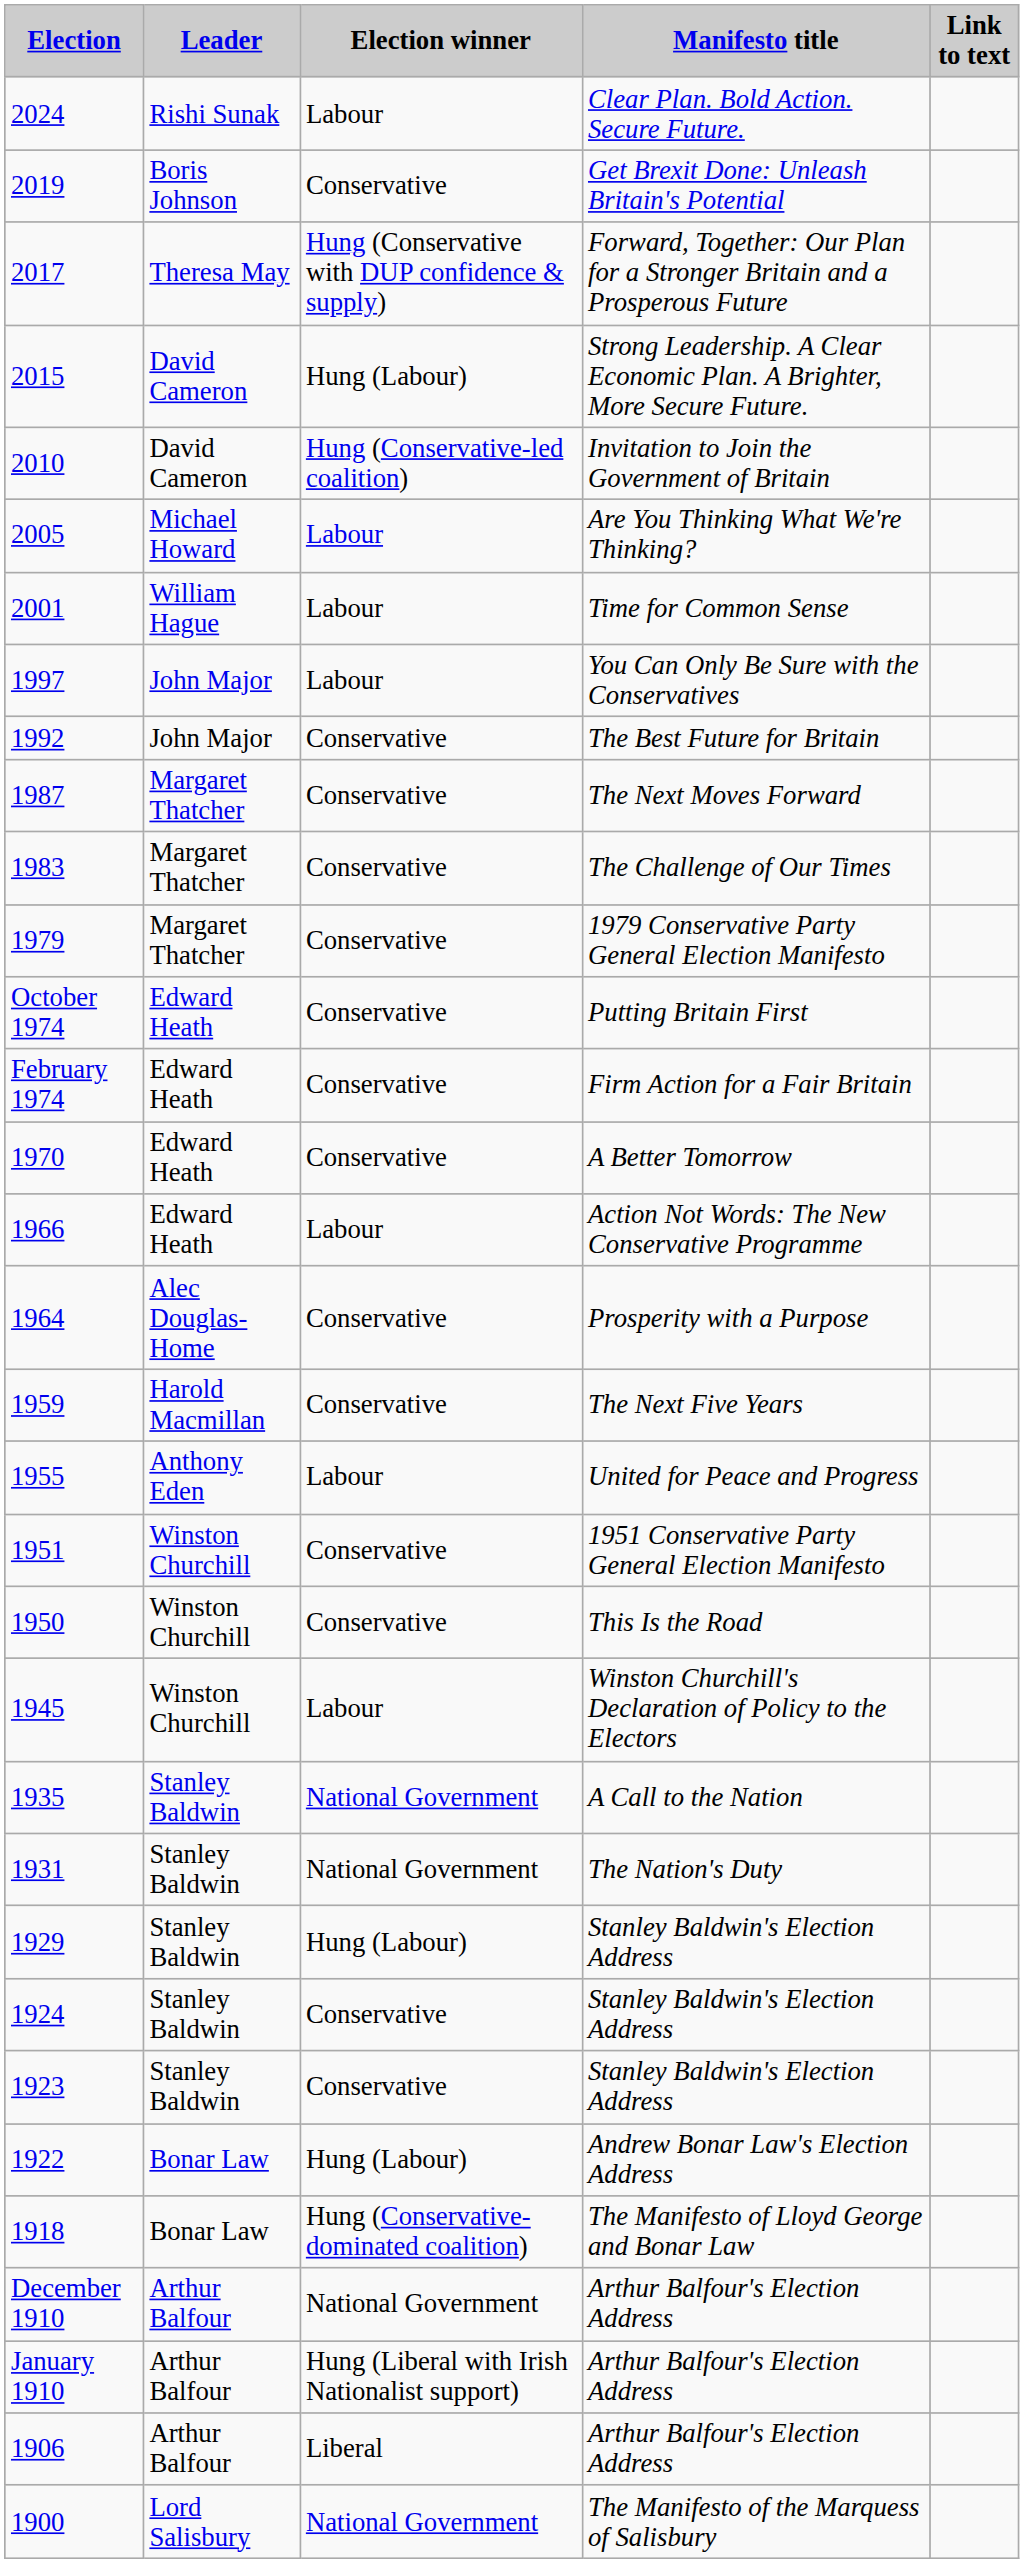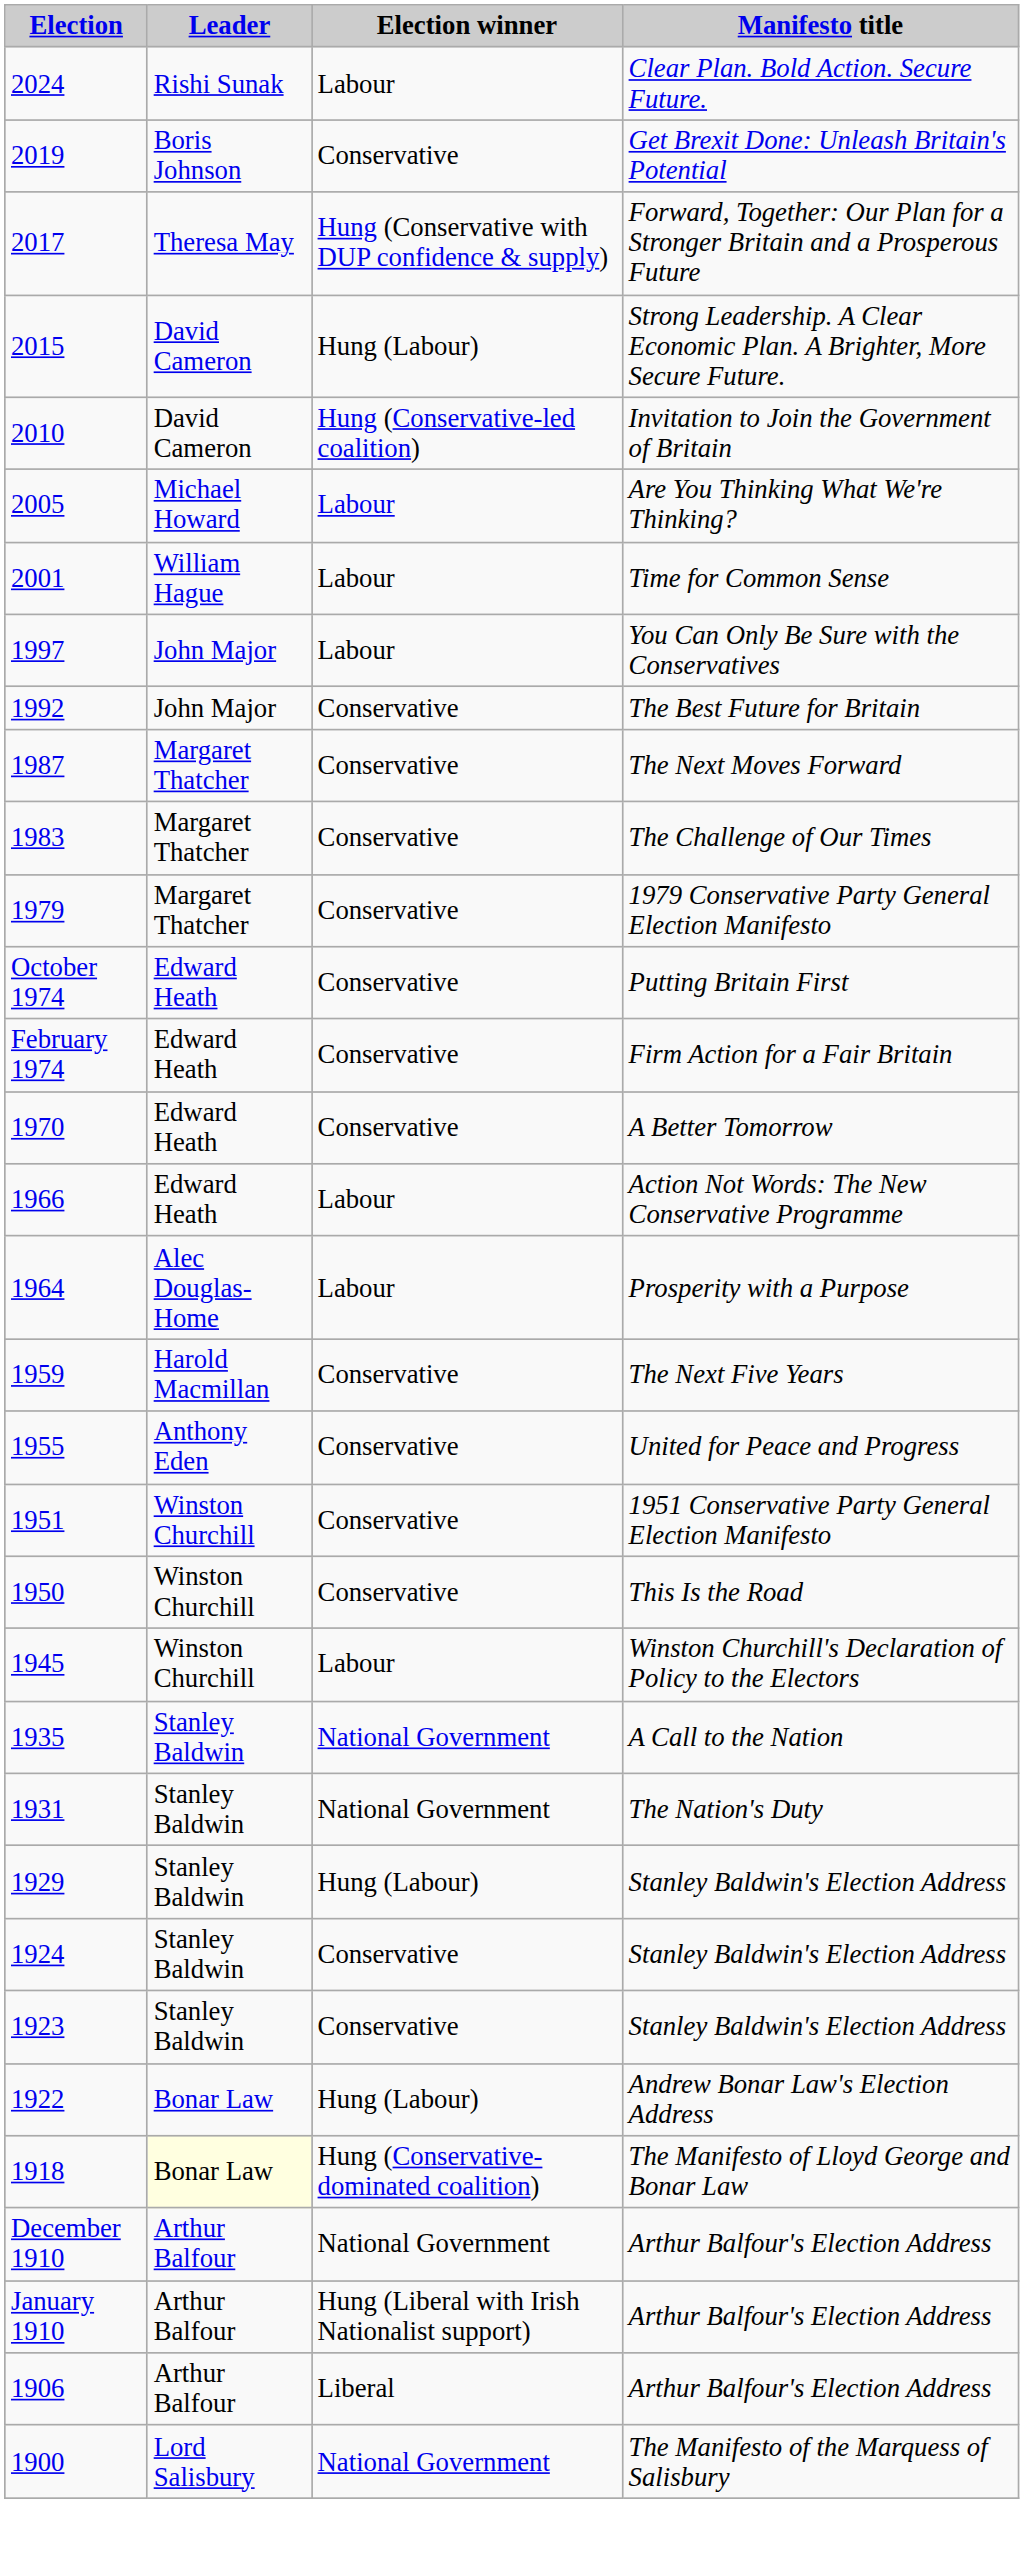- column: (974, 40)
(376, 1317) Conservative -> (356, 1287) Labour
(344, 1477) Labour -> (388, 1447) Conservative
(209, 2231) no background -> (213, 2171) lightyellow background
